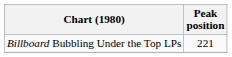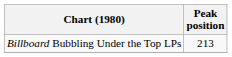(205, 43) 221 -> (205, 43) 213
